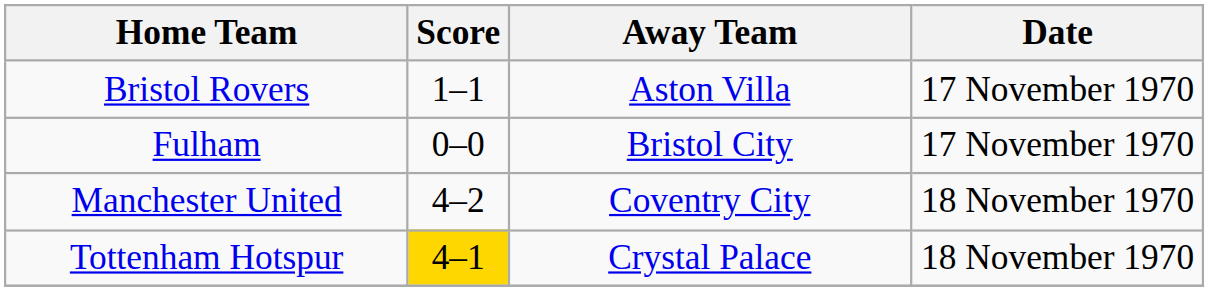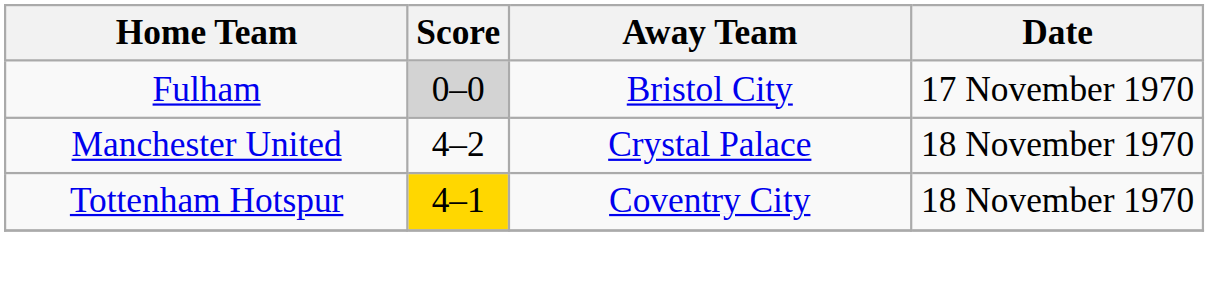- row: (207, 88)
(458, 144) no background -> (458, 88) lightgrey background
(710, 200) Coventry City -> (710, 144) Crystal Palace
(710, 256) Crystal Palace -> (710, 200) Coventry City
